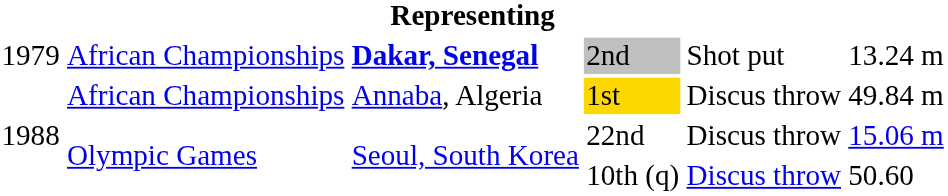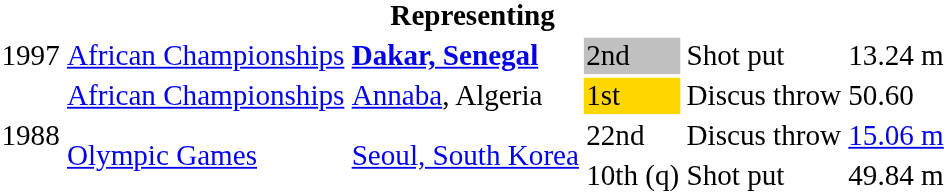(31, 55) 1979 -> (31, 55) 1997
(896, 95) 49.84 m -> (881, 95) 50.60
(764, 175) Discus throw -> (735, 175) Shot put
(881, 175) 50.60 -> (896, 175) 49.84 m
